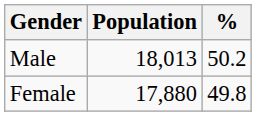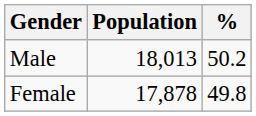(166, 93) 17,880 -> (166, 93) 17,878
